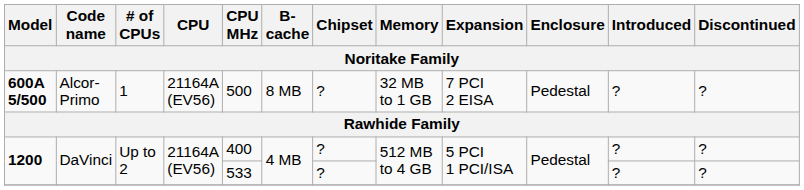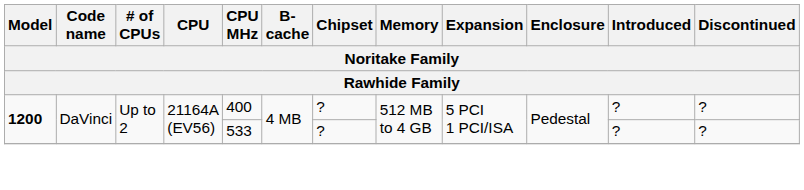- row: (27, 91)
